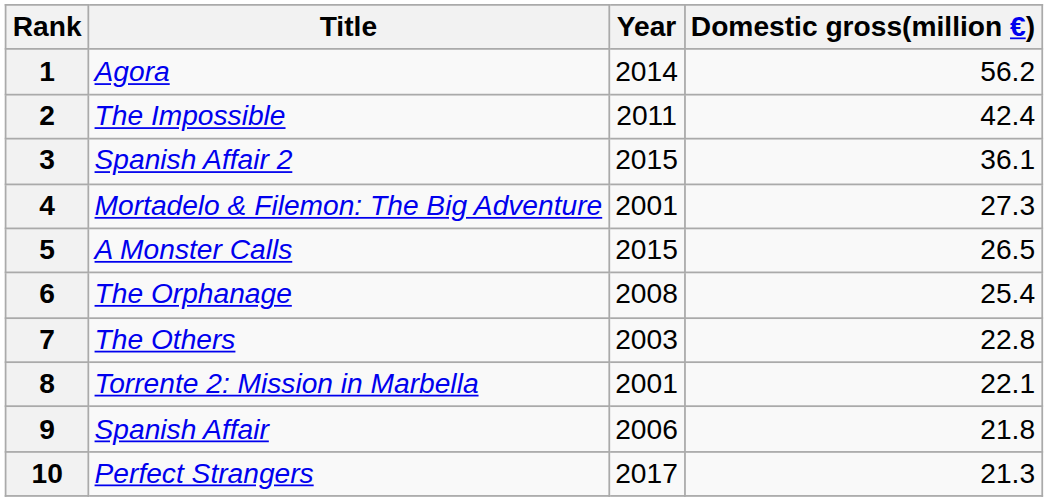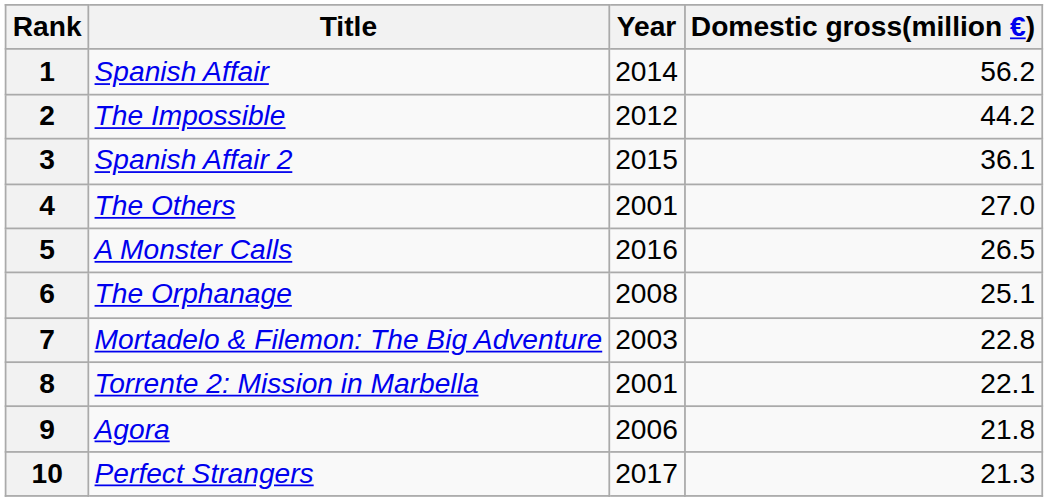(132, 71) Agora -> (182, 71) Spanish Affair
(647, 116) 2011 -> (647, 116) 2012
(1008, 116) 42.4 -> (1008, 116) 44.2
(348, 205) Mortadelo & Filemon: The Big Adventure -> (165, 205) The Others
(1008, 205) 27.3 -> (1008, 205) 27.0
(647, 250) 2015 -> (647, 250) 2016
(1008, 294) 25.4 -> (1008, 294) 25.1
(165, 339) The Others -> (348, 339) Mortadelo & Filemon: The Big Adventure
(182, 428) Spanish Affair -> (132, 428) Agora
